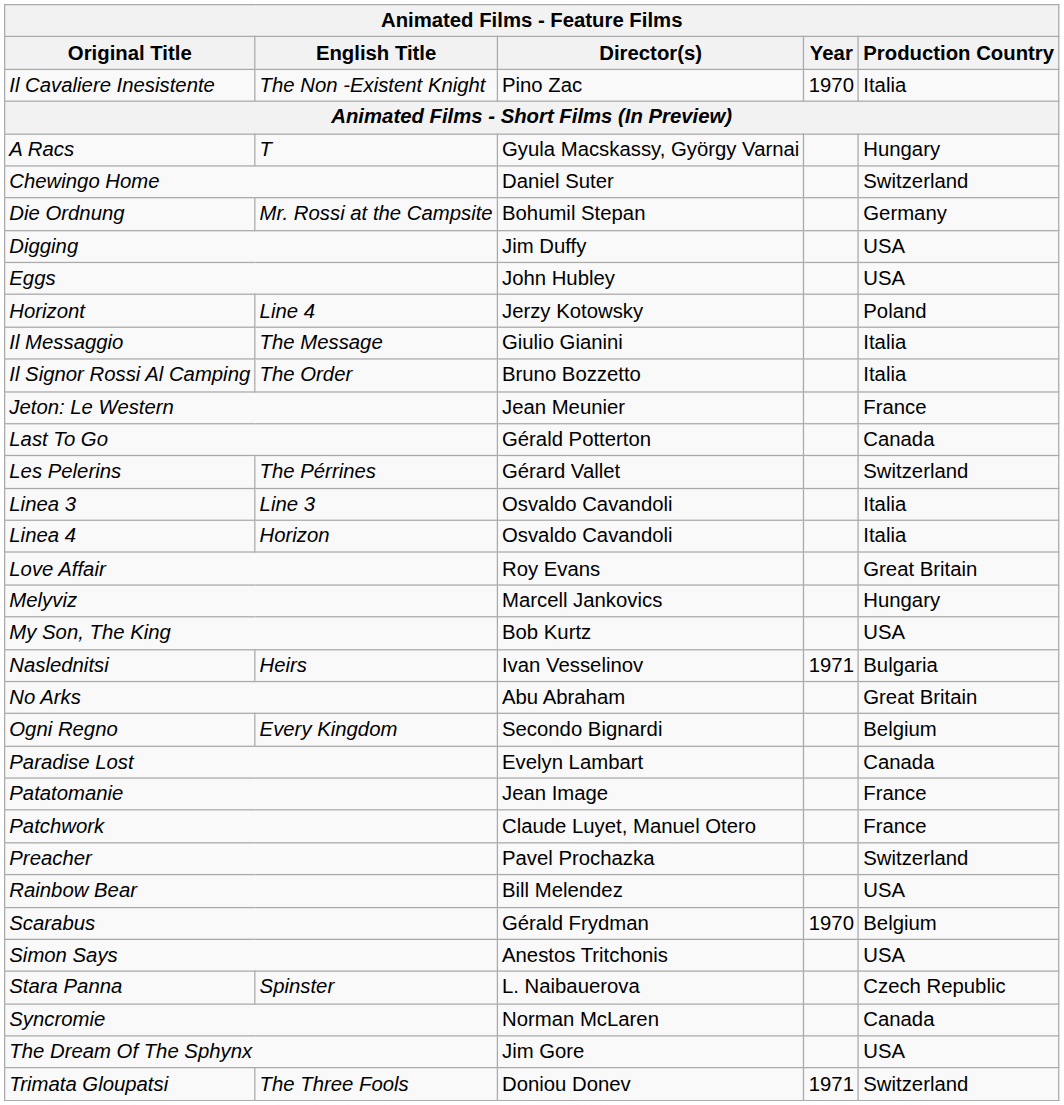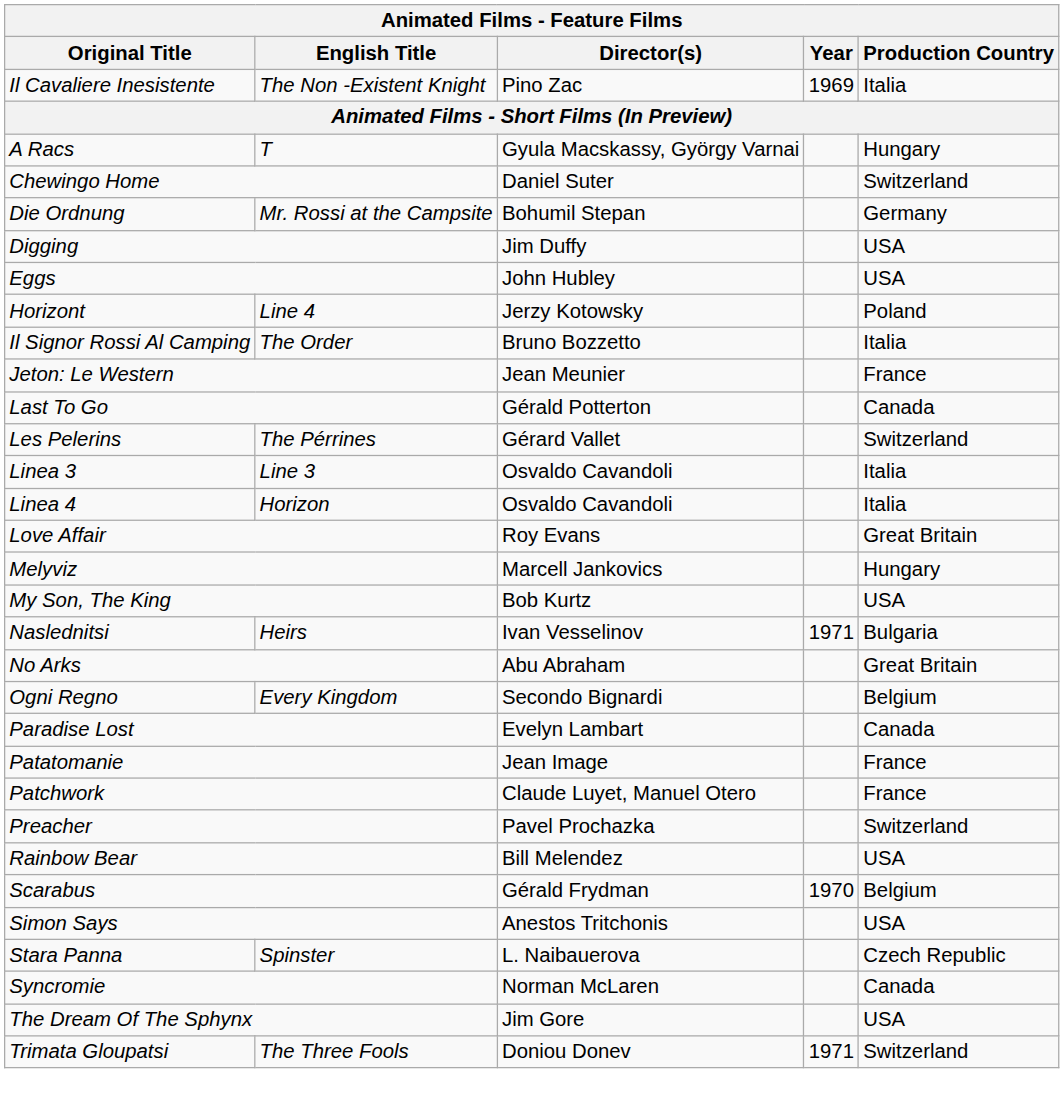(831, 85) 1970 -> (831, 85) 1969
- row: (66, 342)
